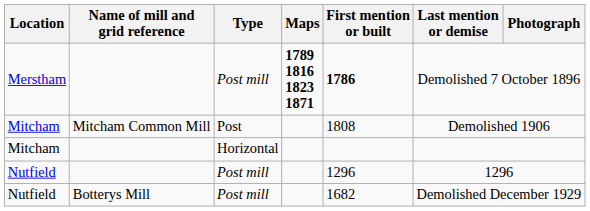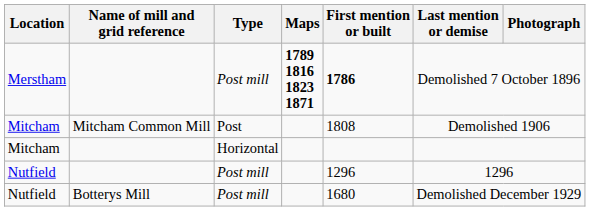(341, 194) 1682 -> (341, 194) 1680
